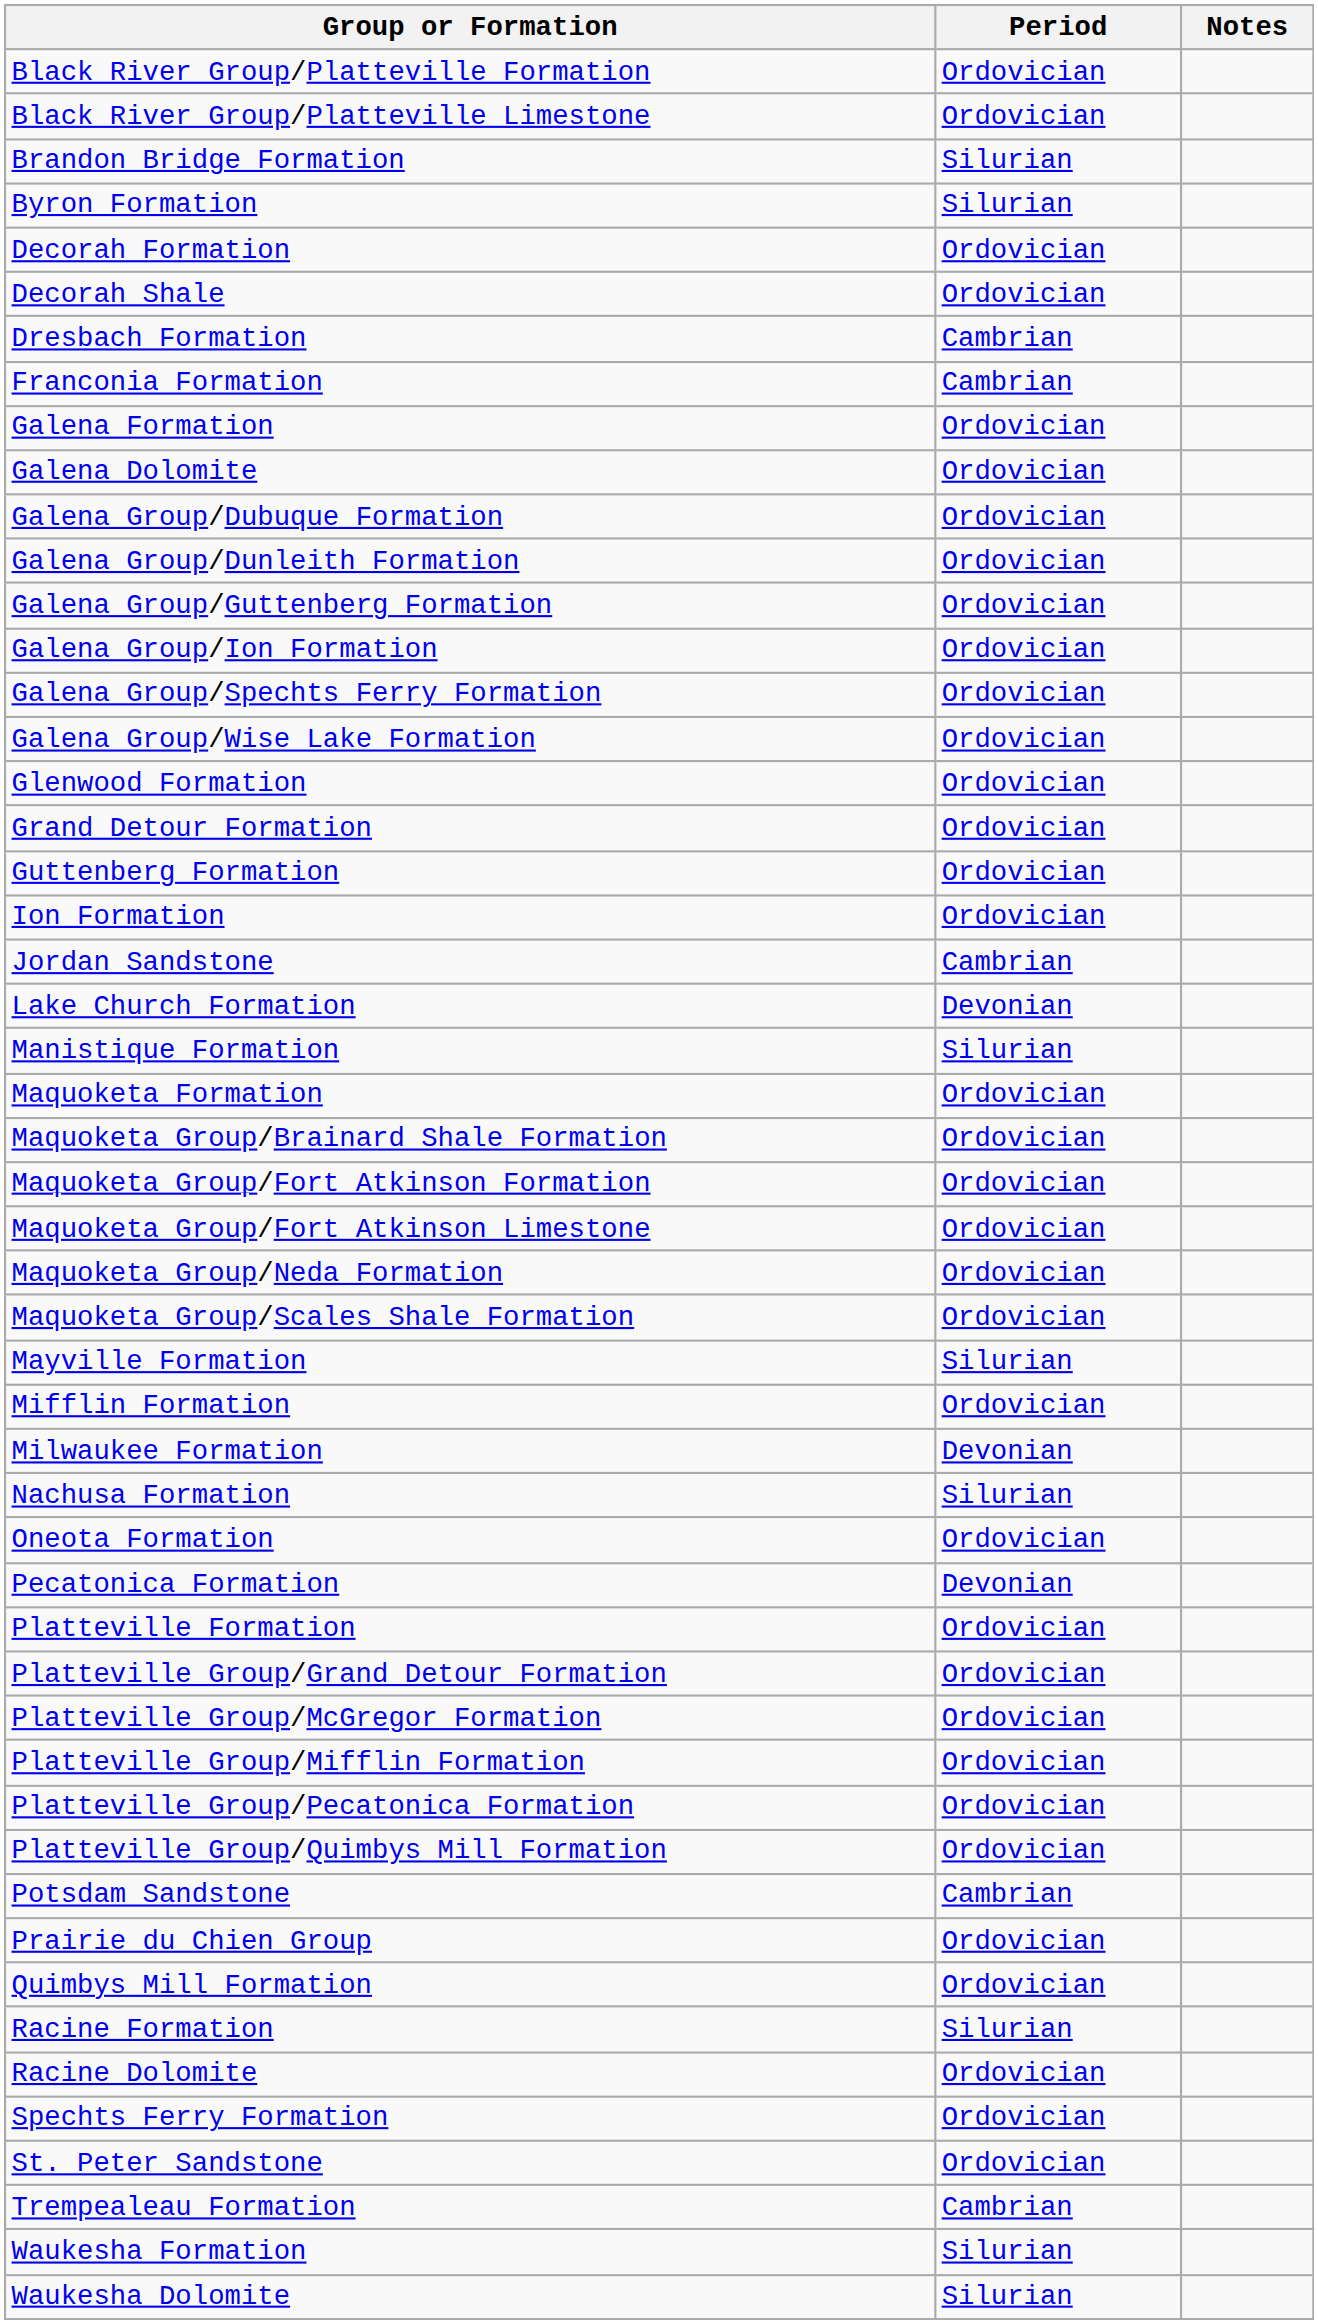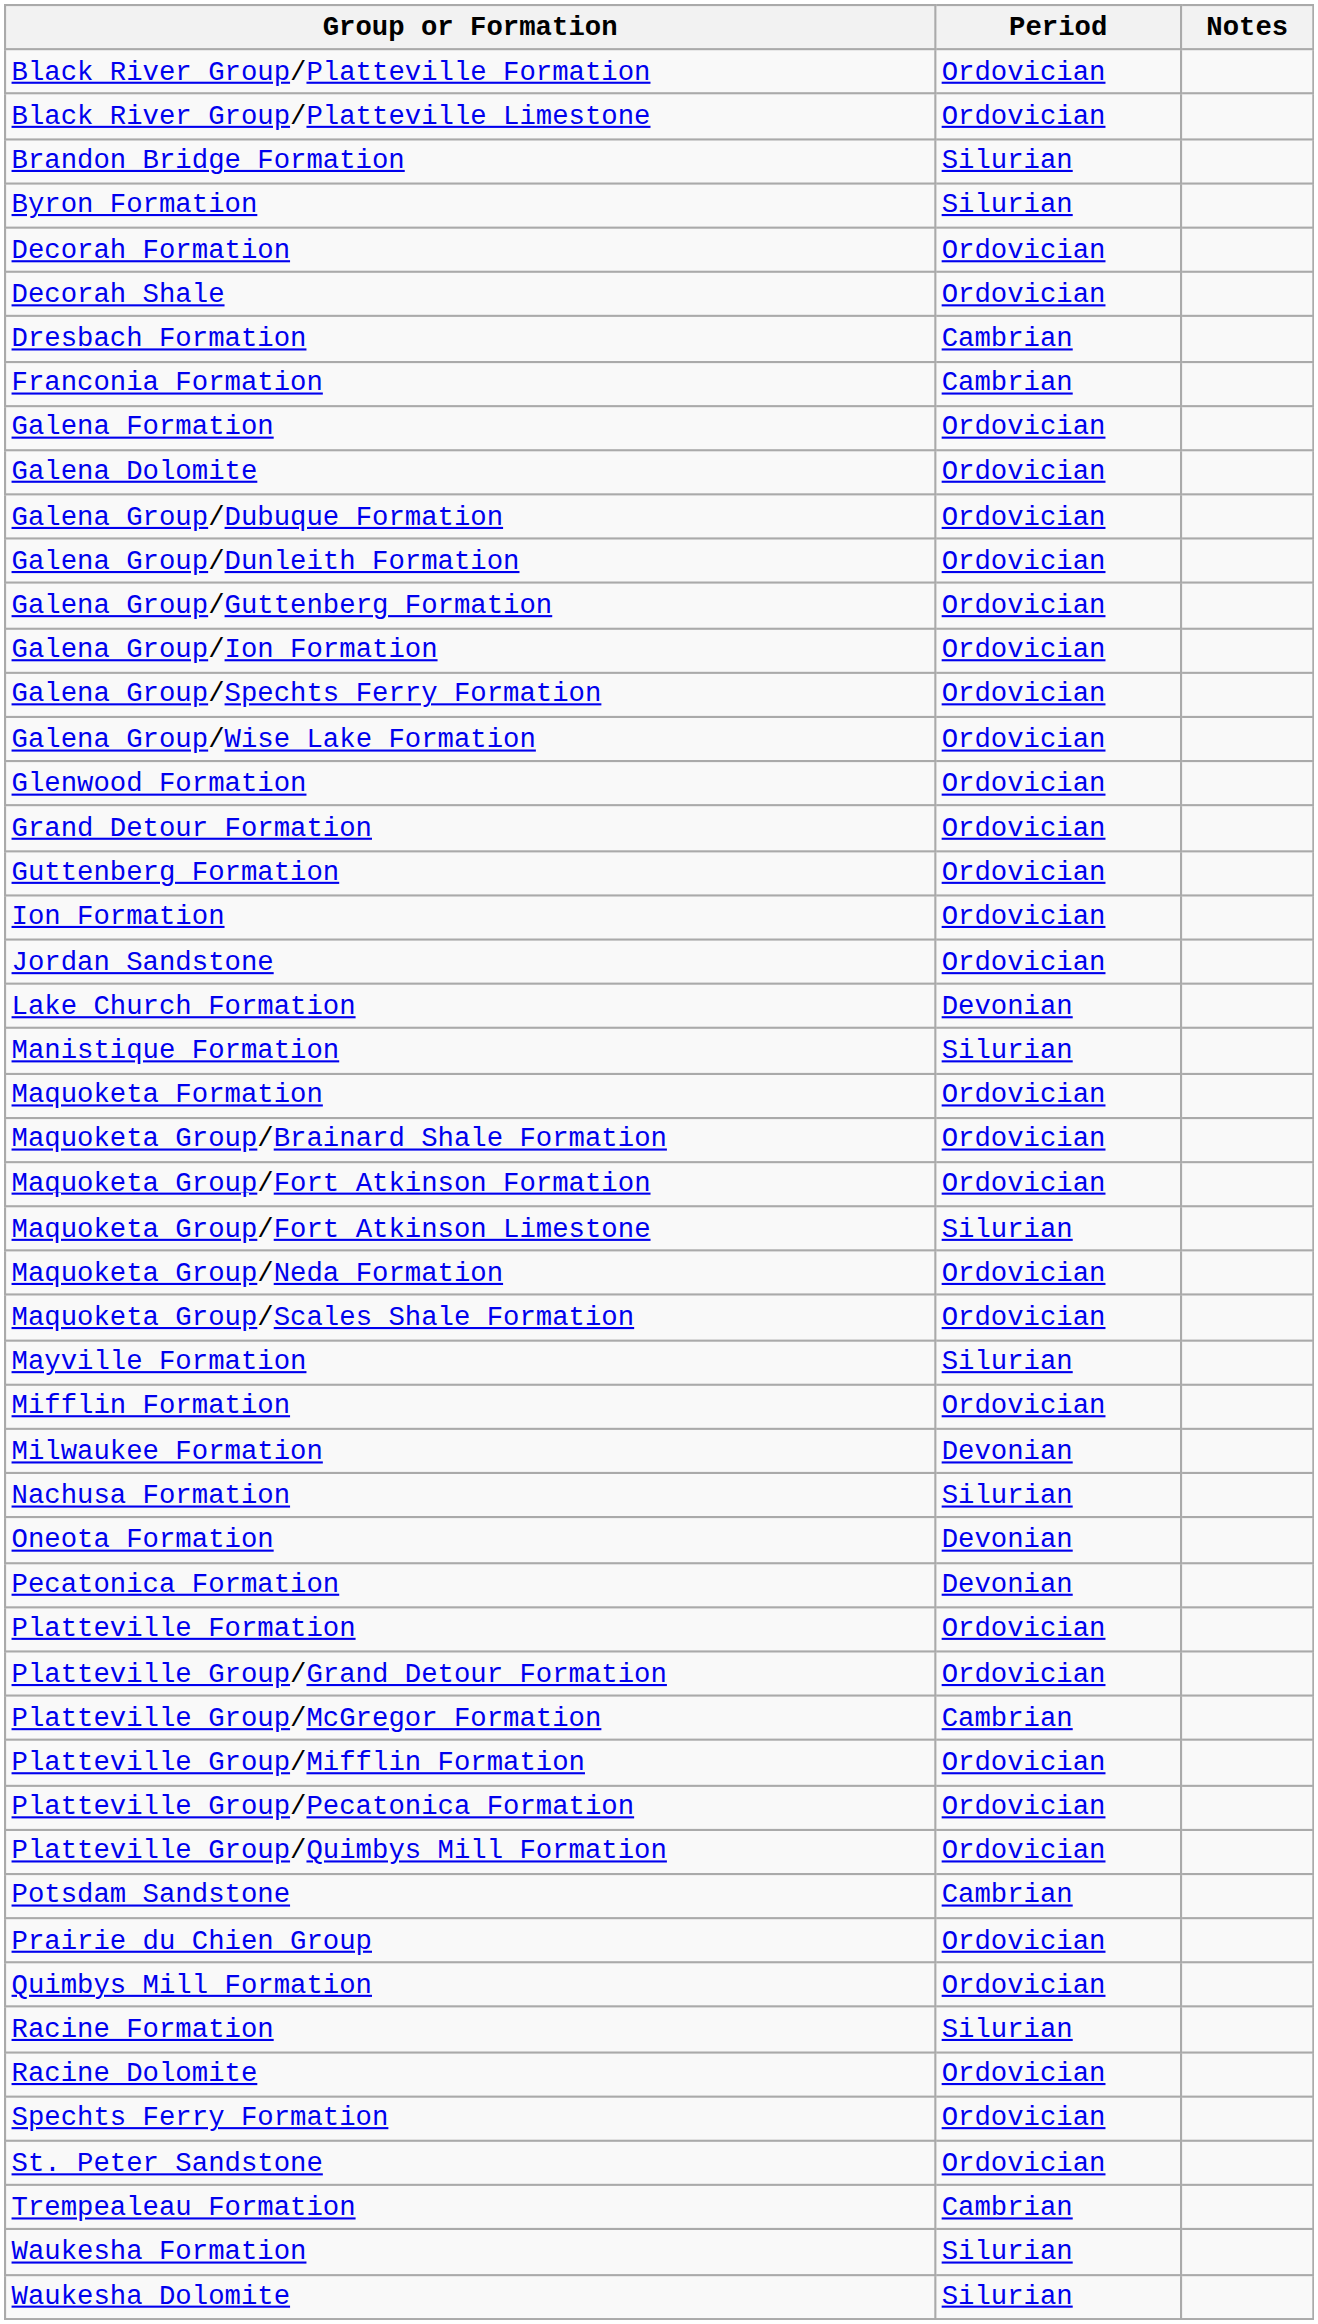(1007, 962) Cambrian -> (1024, 962) Ordovician
(1024, 1229) Ordovician -> (1007, 1229) Silurian
(1024, 1540) Ordovician -> (1007, 1540) Devonian
(1024, 1718) Ordovician -> (1007, 1718) Cambrian
